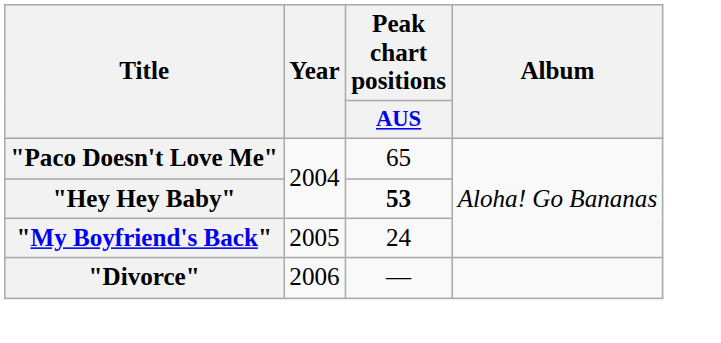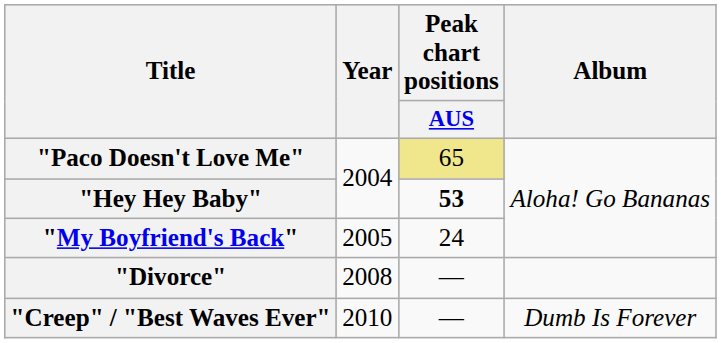(399, 158) no background -> (451, 158) khaki background
(314, 277) 2006 -> (367, 277) 2008
+ row: (171, 317)
